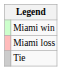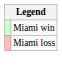- row: (19, 58)
